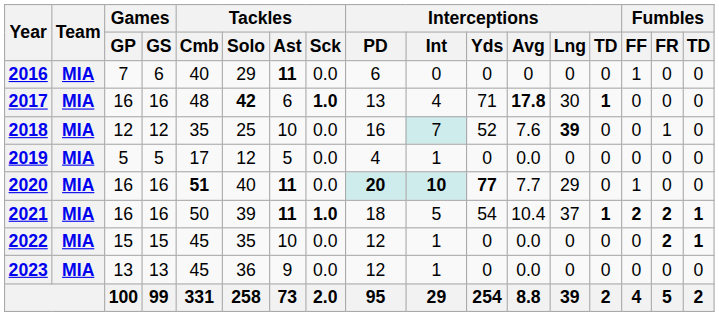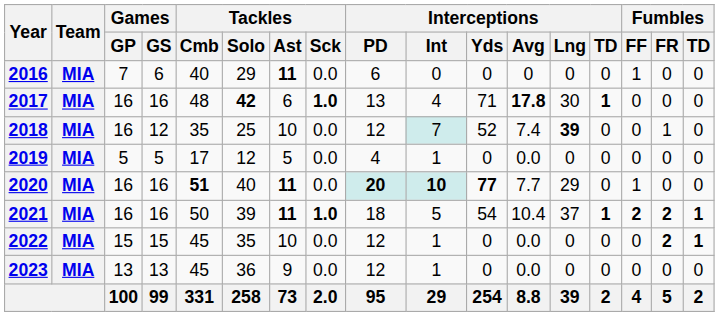(123, 130) 12 -> (123, 130) 16
(375, 130) 16 -> (375, 130) 12
(528, 130) 7.6 -> (528, 130) 7.4
